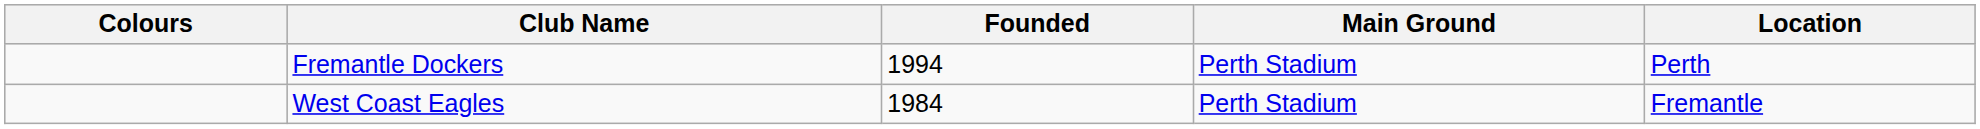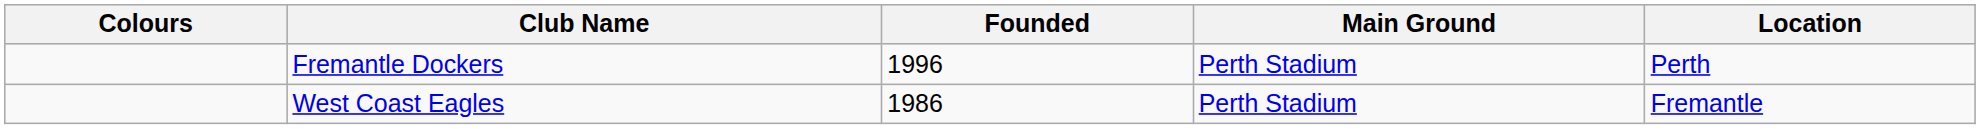(915, 63) 1994 -> (915, 63) 1996
(915, 103) 1984 -> (915, 103) 1986
